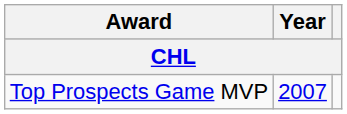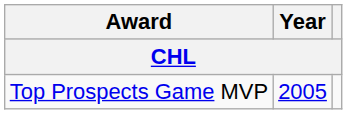(303, 91) 2007 -> (303, 91) 2005
